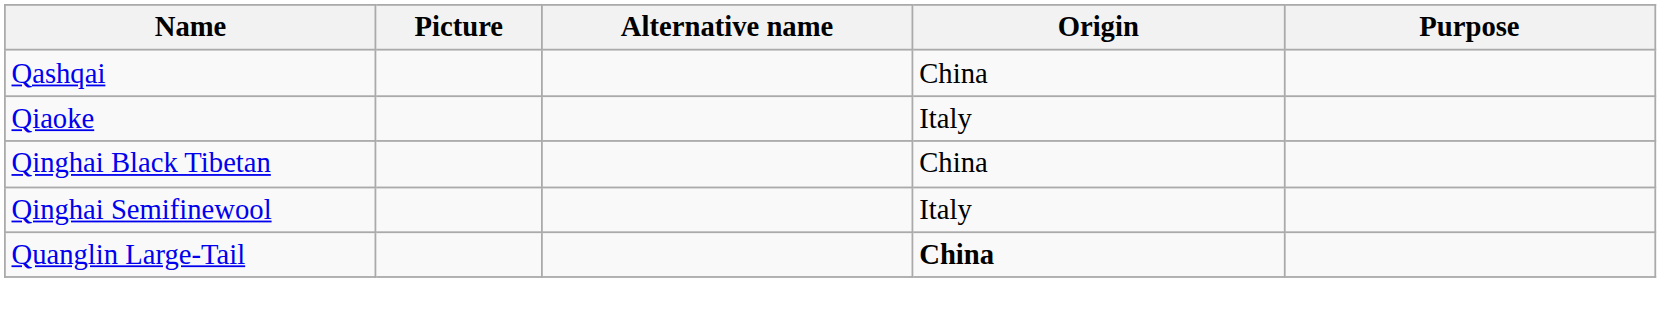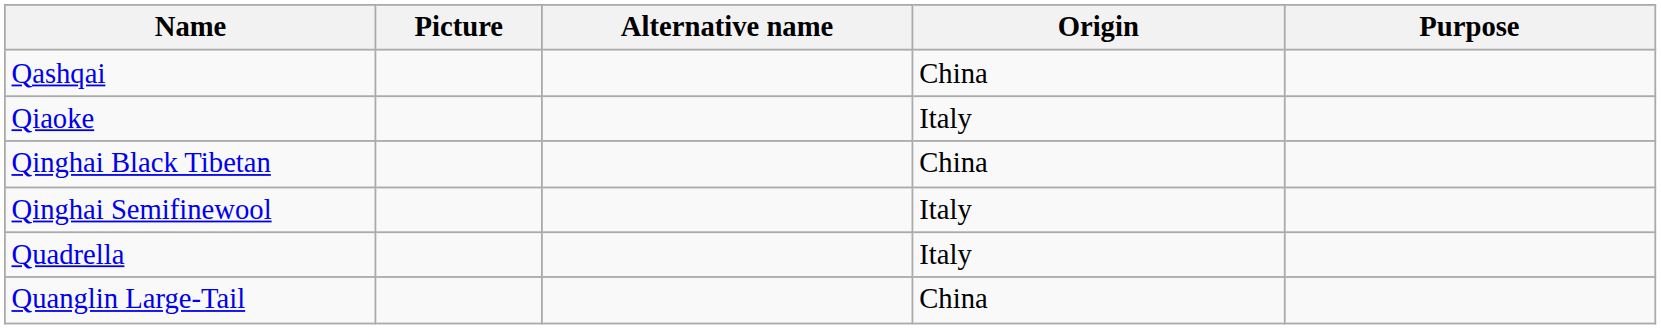+ row: (68, 254)
(957, 254) bold -> (953, 299) normal
